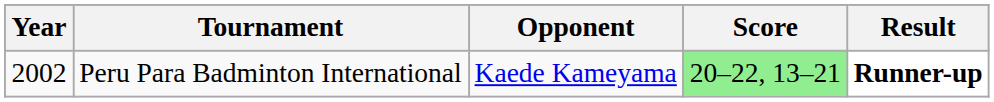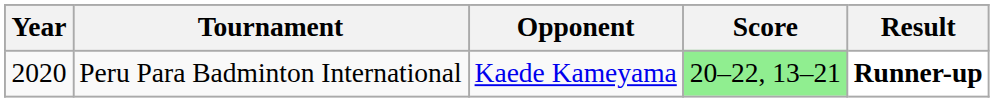(39, 72) 2002 -> (39, 72) 2020
